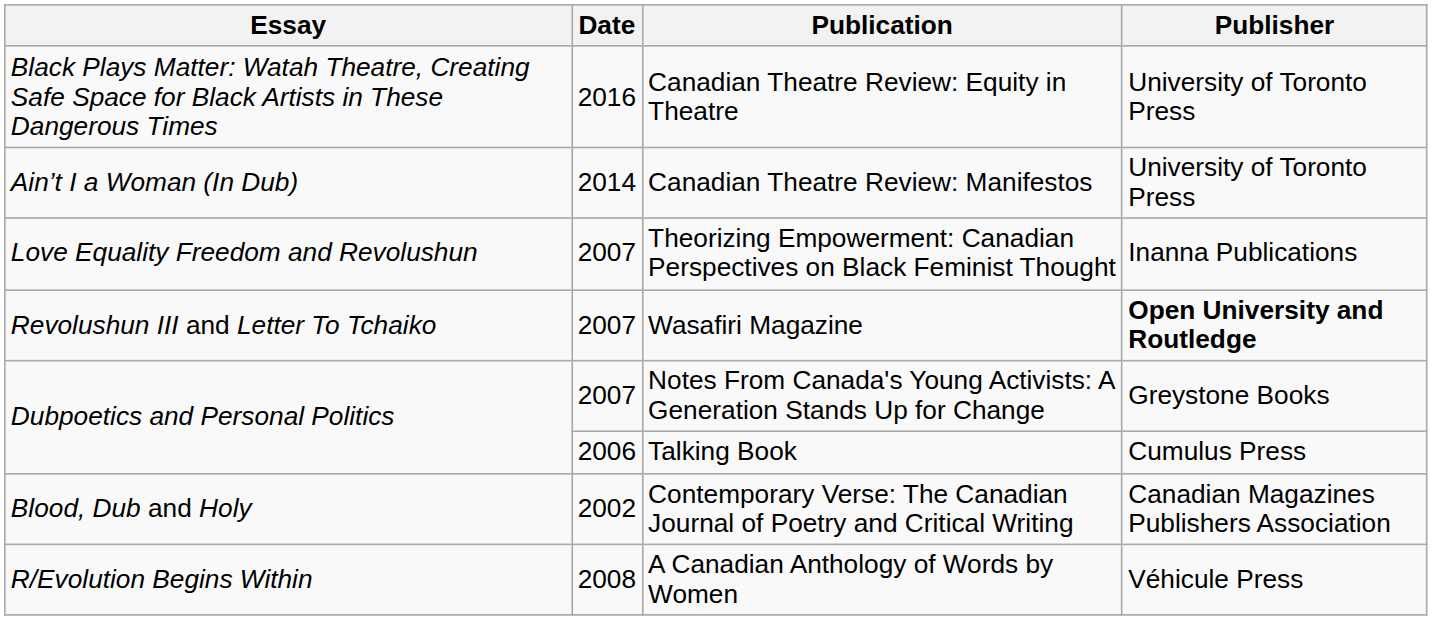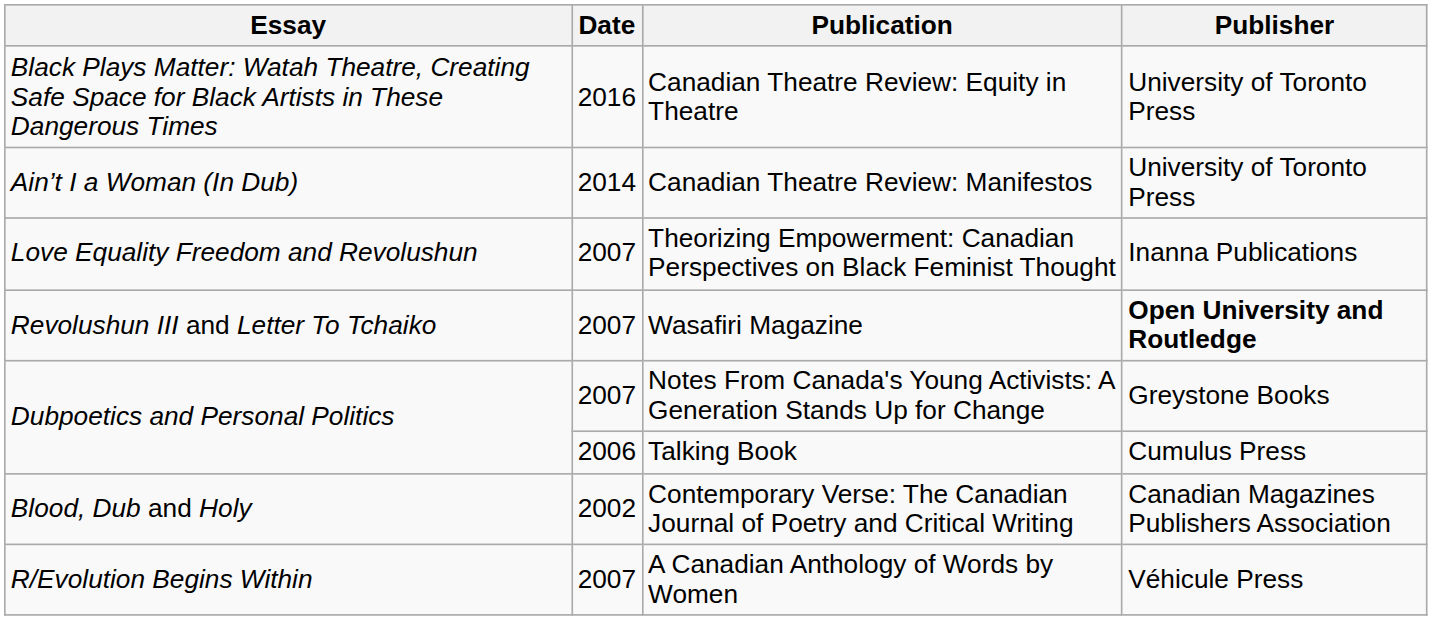(607, 579) 2008 -> (607, 579) 2007
